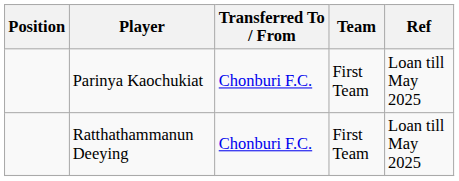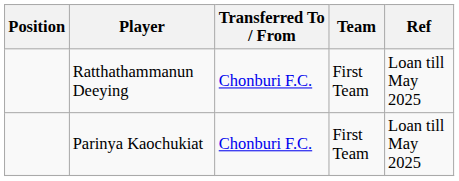rows swapped: (138, 80) <-> (133, 144)
